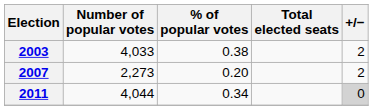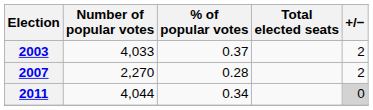(235, 51) 0.38 -> (235, 51) 0.37
(137, 72) 2,273 -> (137, 72) 2,270
(235, 72) 0.20 -> (235, 72) 0.28
